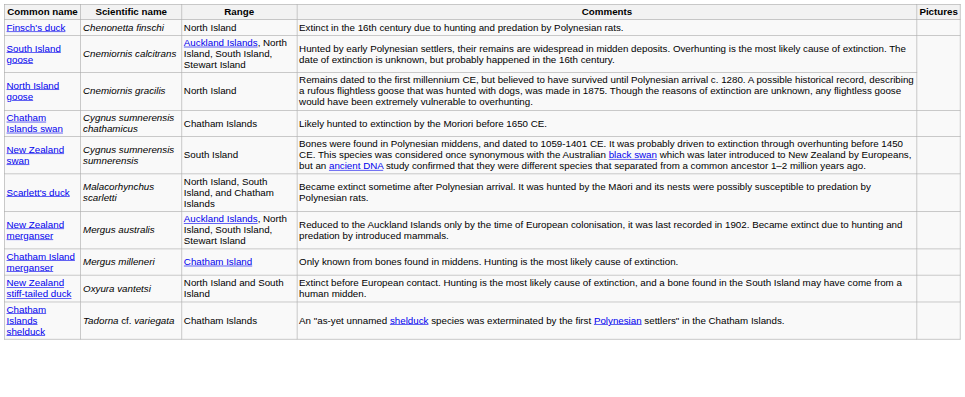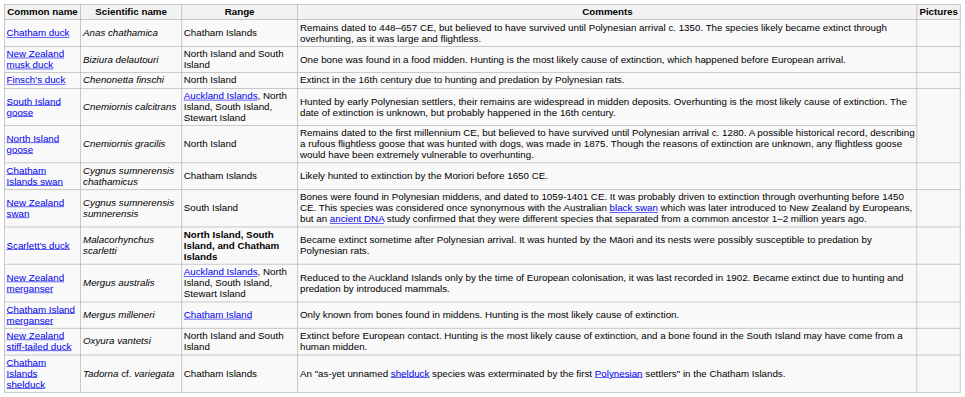+ row: (38, 33)
+ row: (35, 59)
(229, 192) normal -> (231, 245) bold
